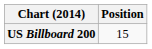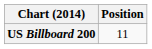(122, 33) 15 -> (122, 33) 11
